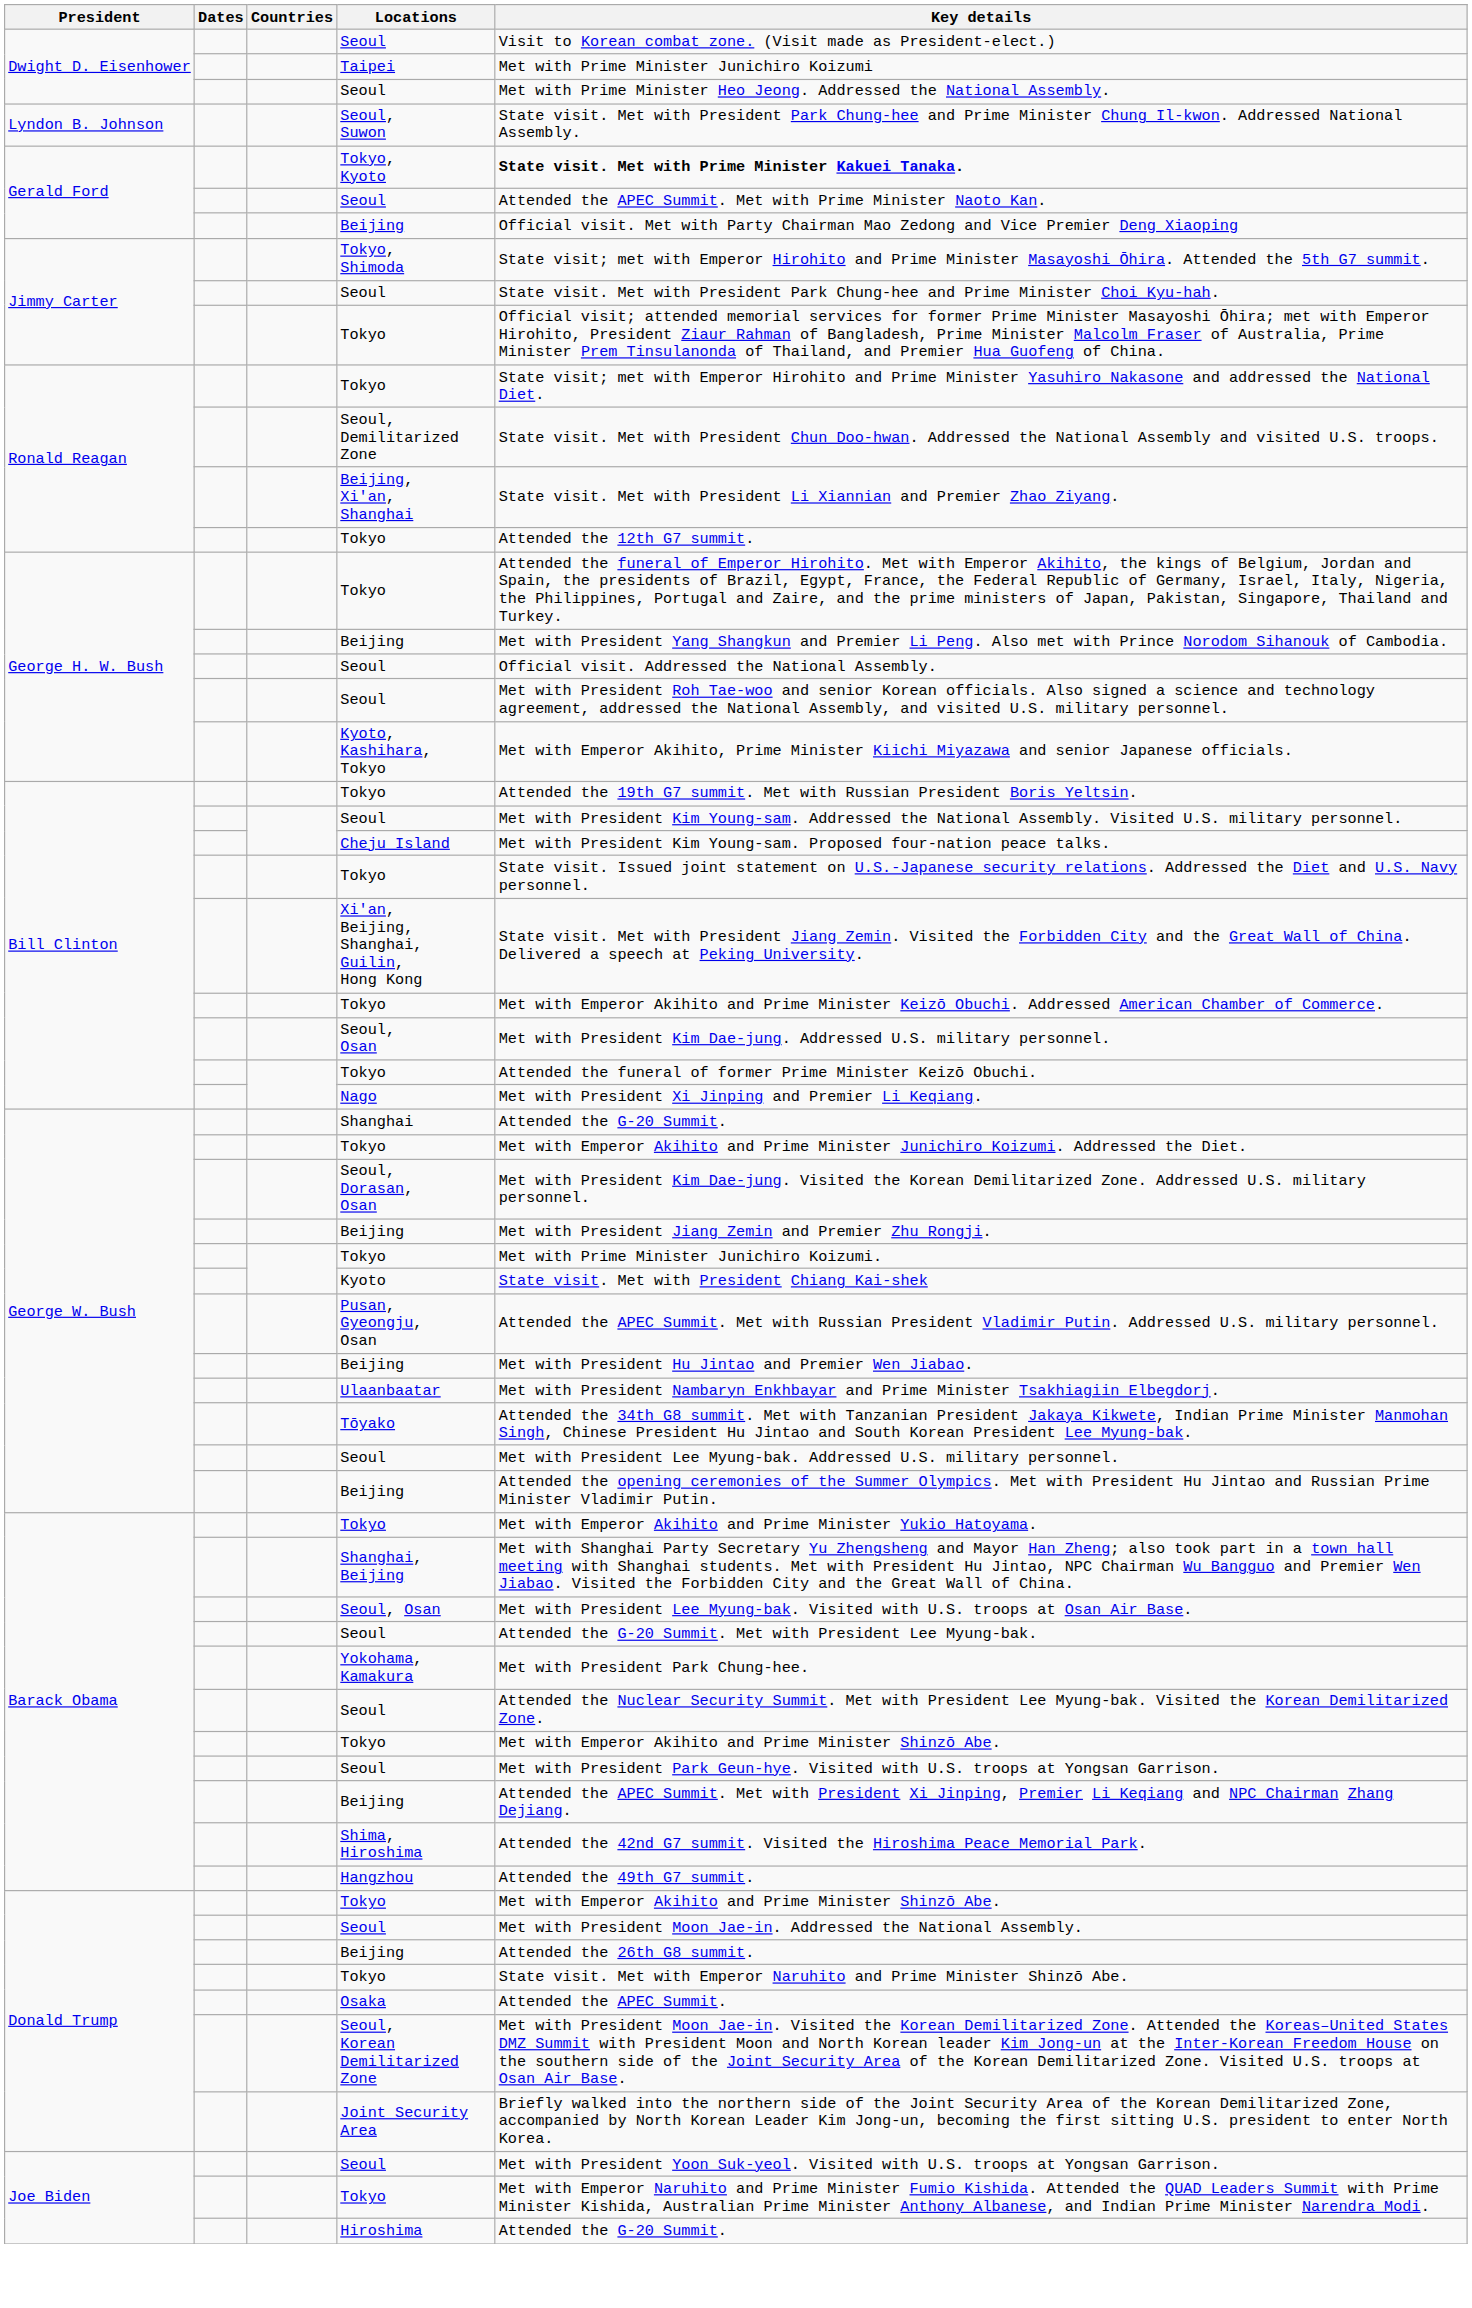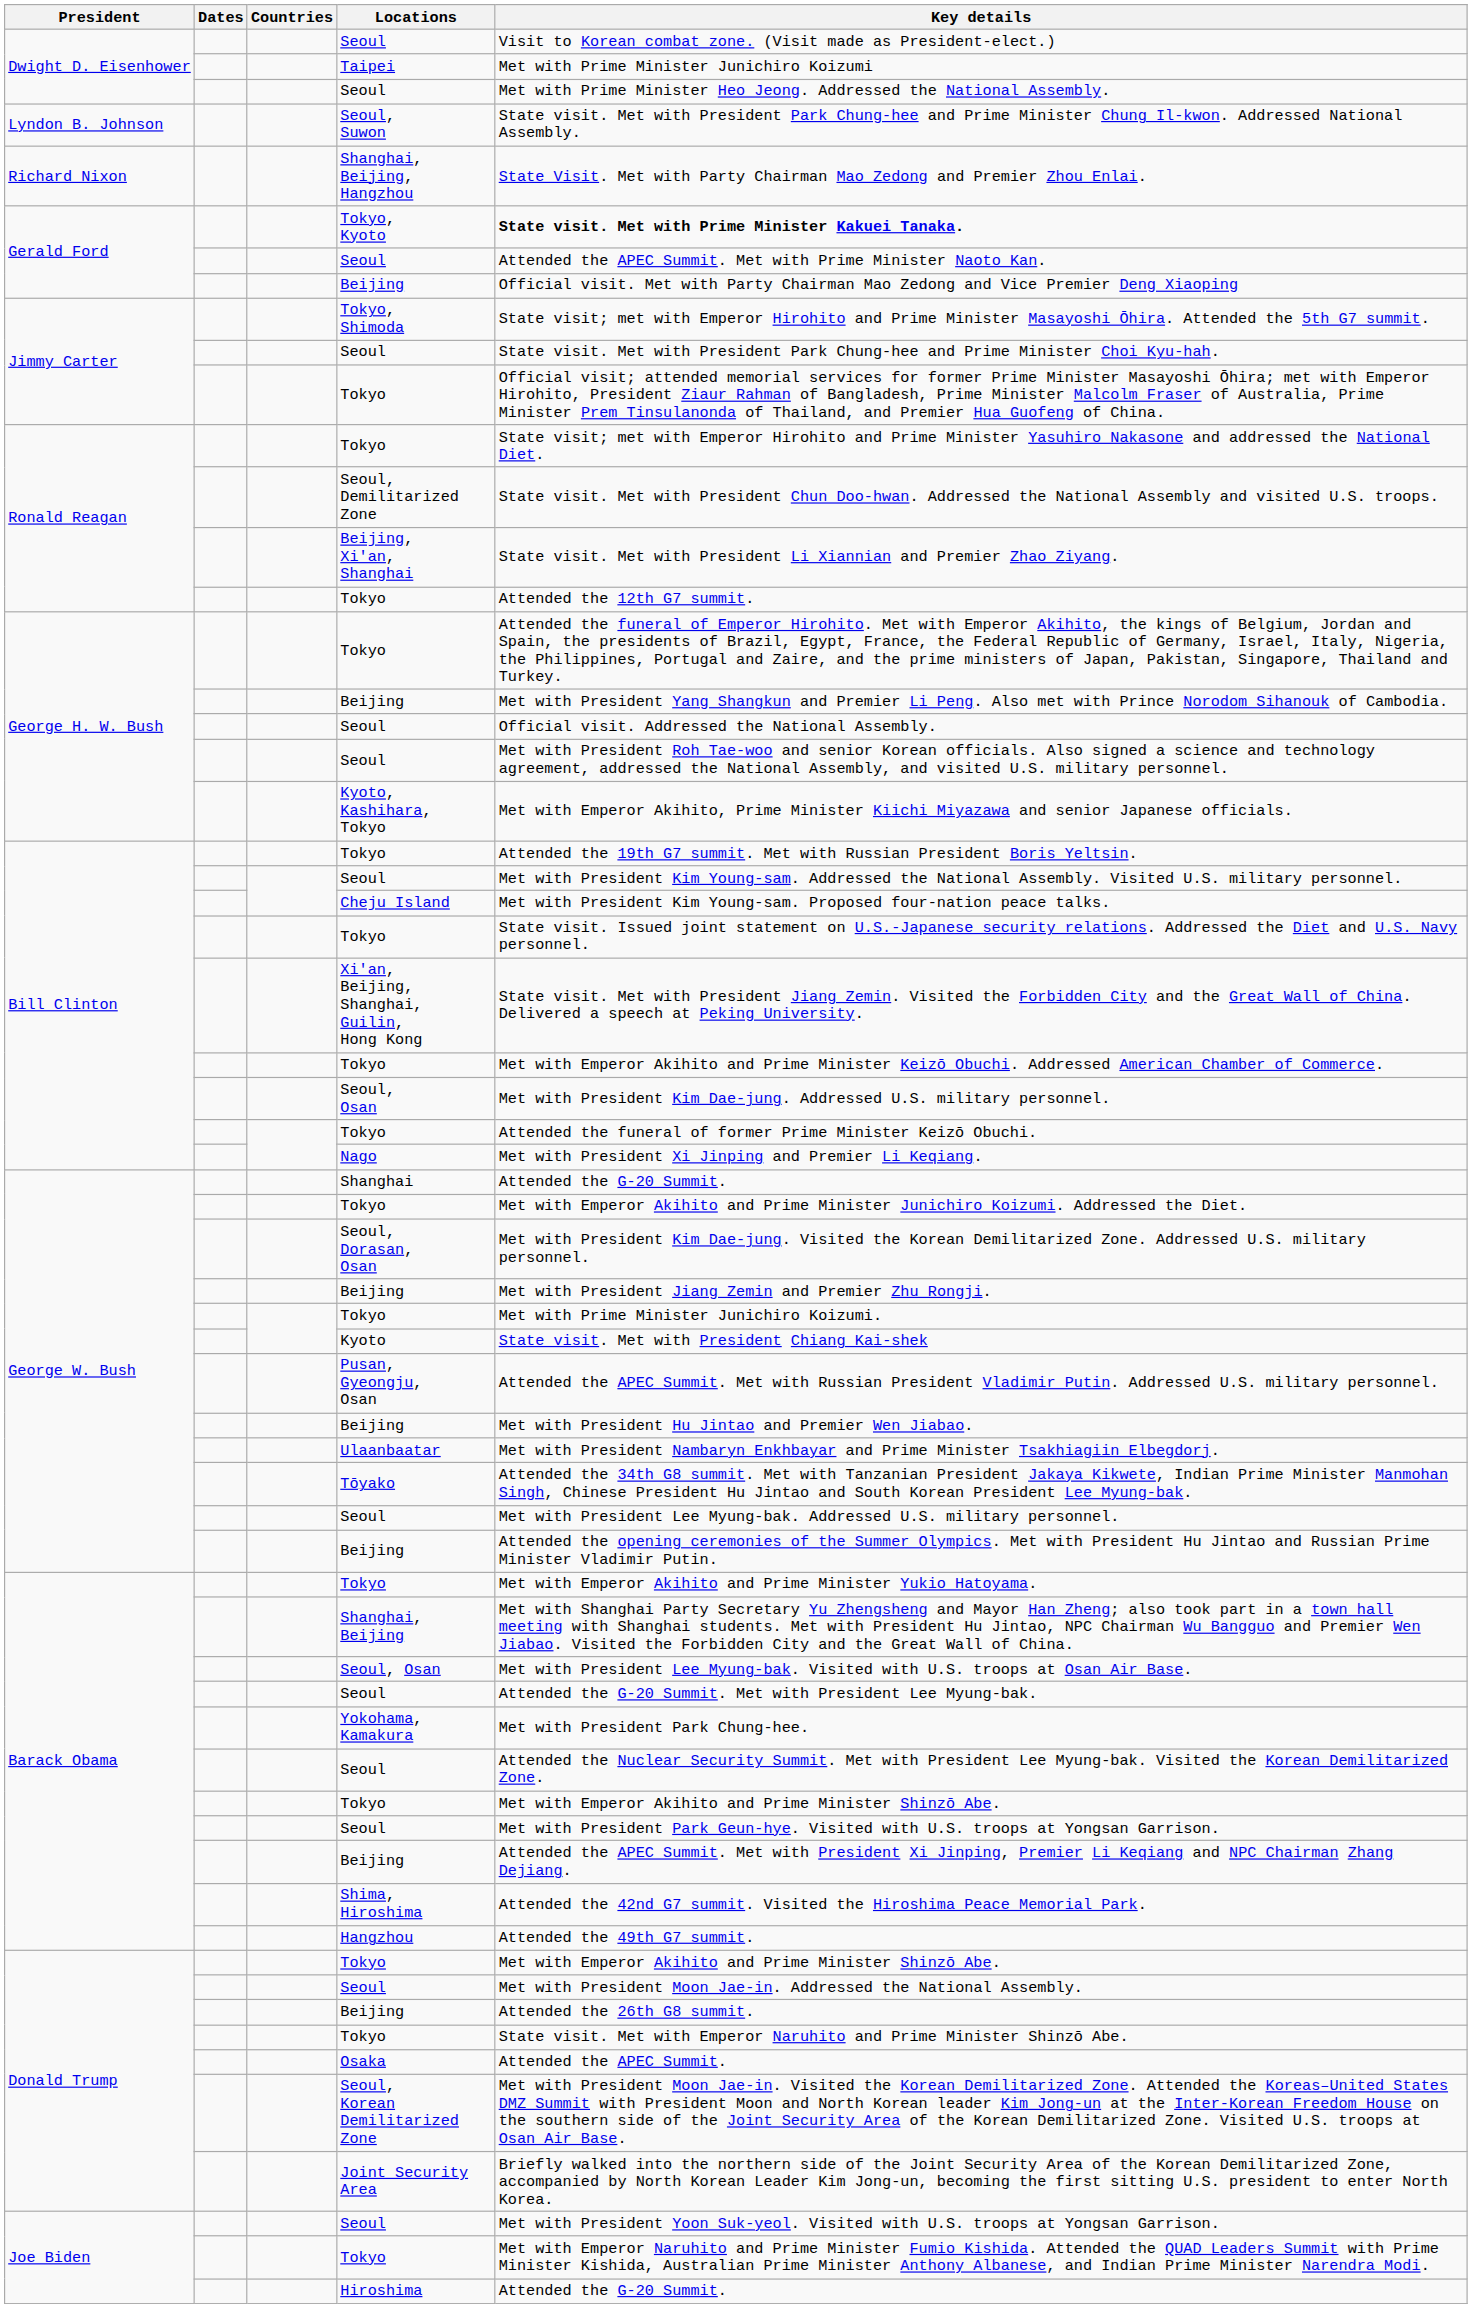+ row: (68, 176)
